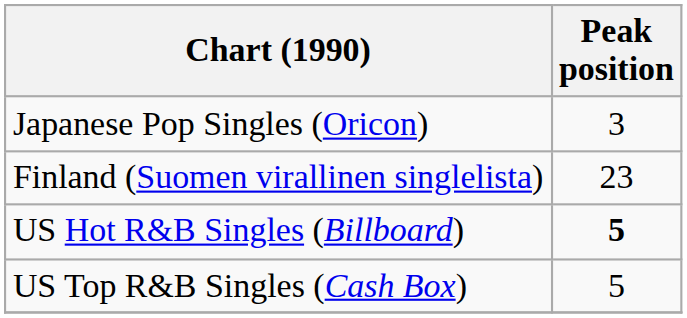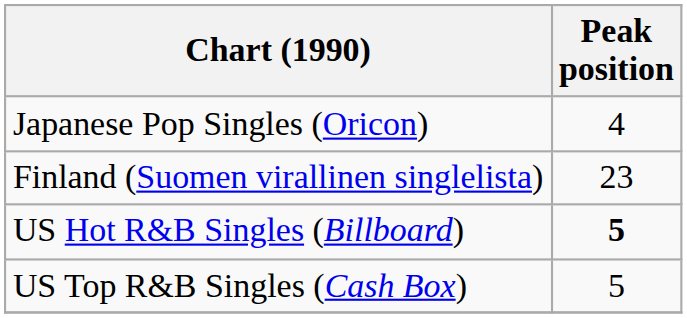(616, 123) 3 -> (616, 123) 4
